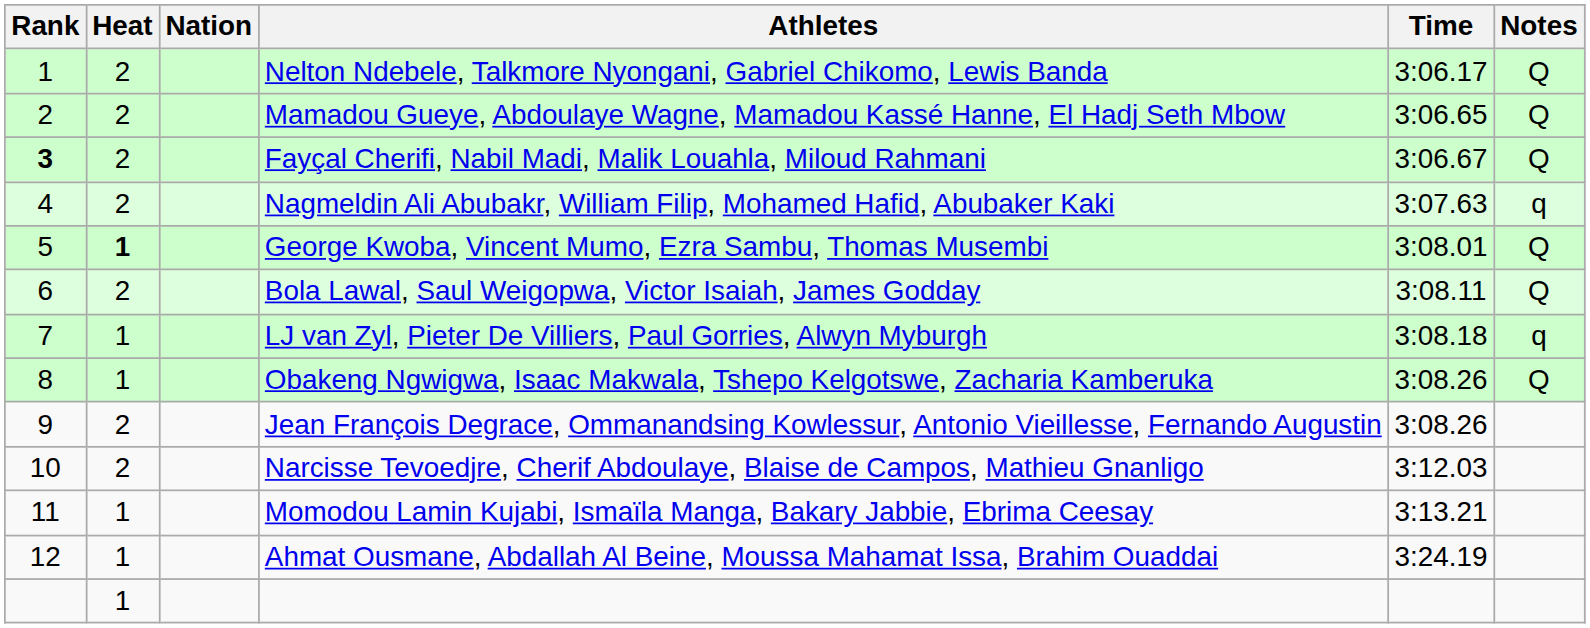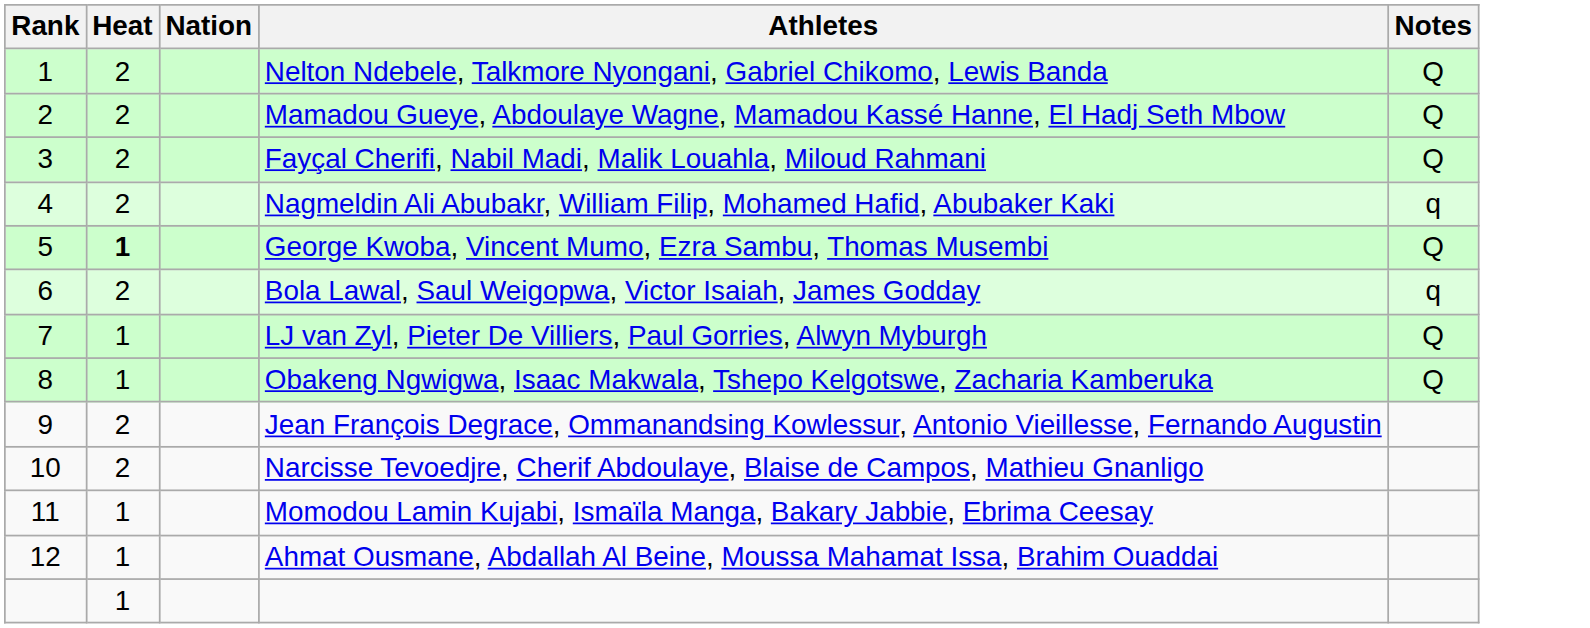- column: (1441, 26)
(45, 159) bold -> (45, 159) normal
(1539, 291) Q -> (1433, 291) q
(1539, 335) q -> (1433, 335) Q
